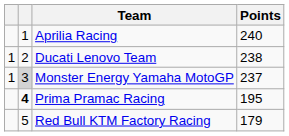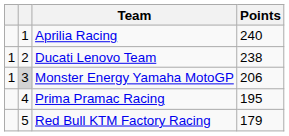(251, 78) 237 -> (251, 78) 206
(25, 99) bold -> (25, 99) normal
